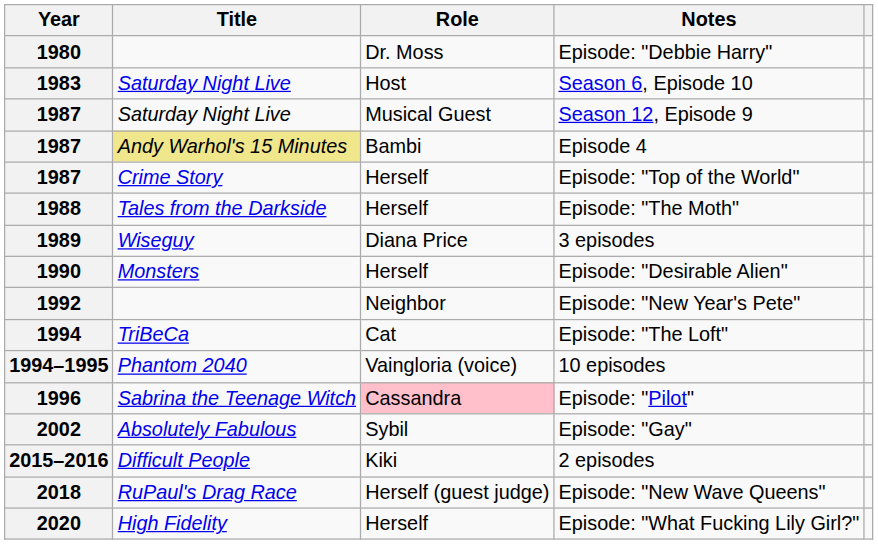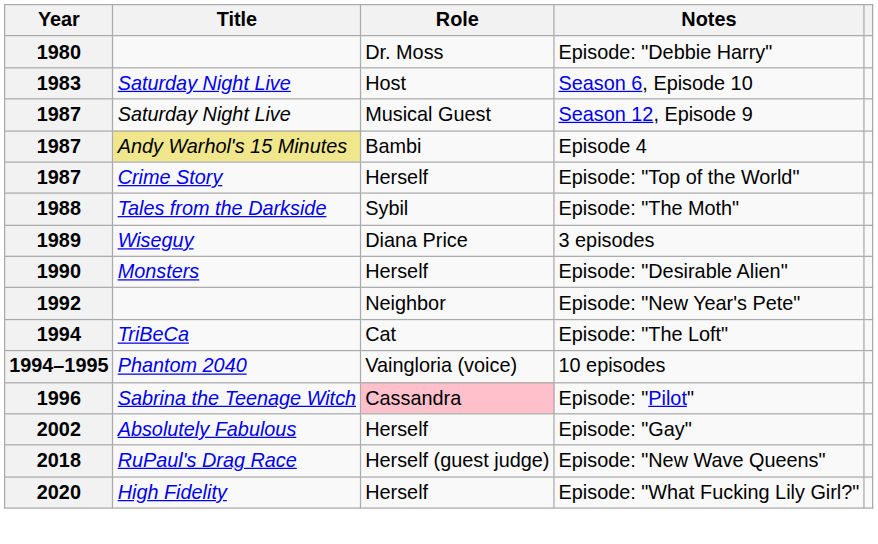(397, 209) Herself -> (387, 209) Sybil
(387, 429) Sybil -> (397, 429) Herself
- row: (607, 460)
